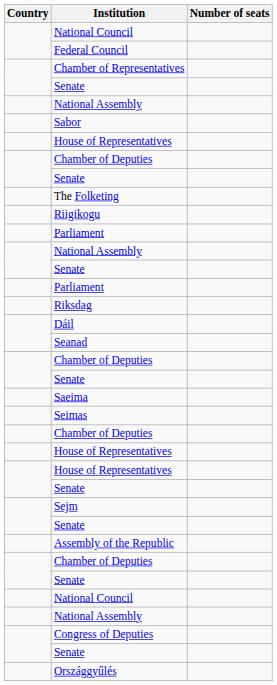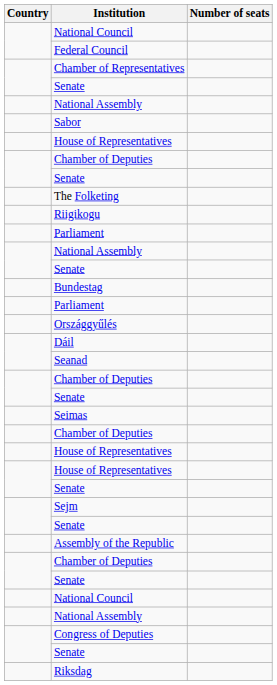+ row: (28, 288)
rows swapped: (28, 671) <-> (28, 306)
- row: (28, 397)
